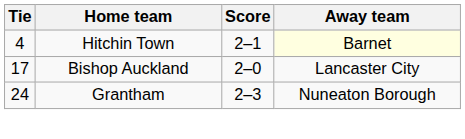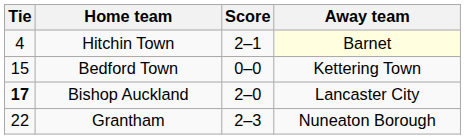+ row: (128, 69)
(20, 69) normal -> (20, 95) bold
(20, 95) 24 -> (20, 120) 22
